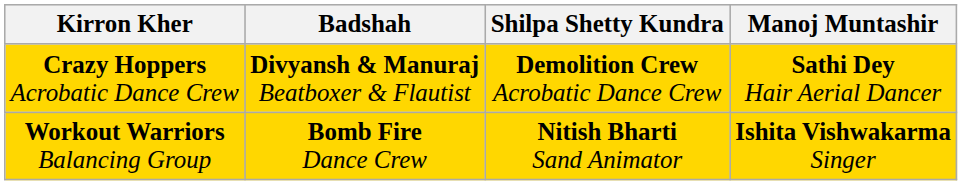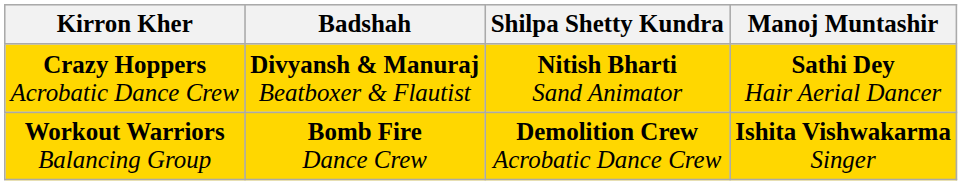(607, 77) Demolition Crew Acrobatic Dance Crew -> (607, 77) Nitish Bharti Sand Animator
(607, 145) Nitish Bharti Sand Animator -> (607, 145) Demolition Crew Acrobatic Dance Crew
